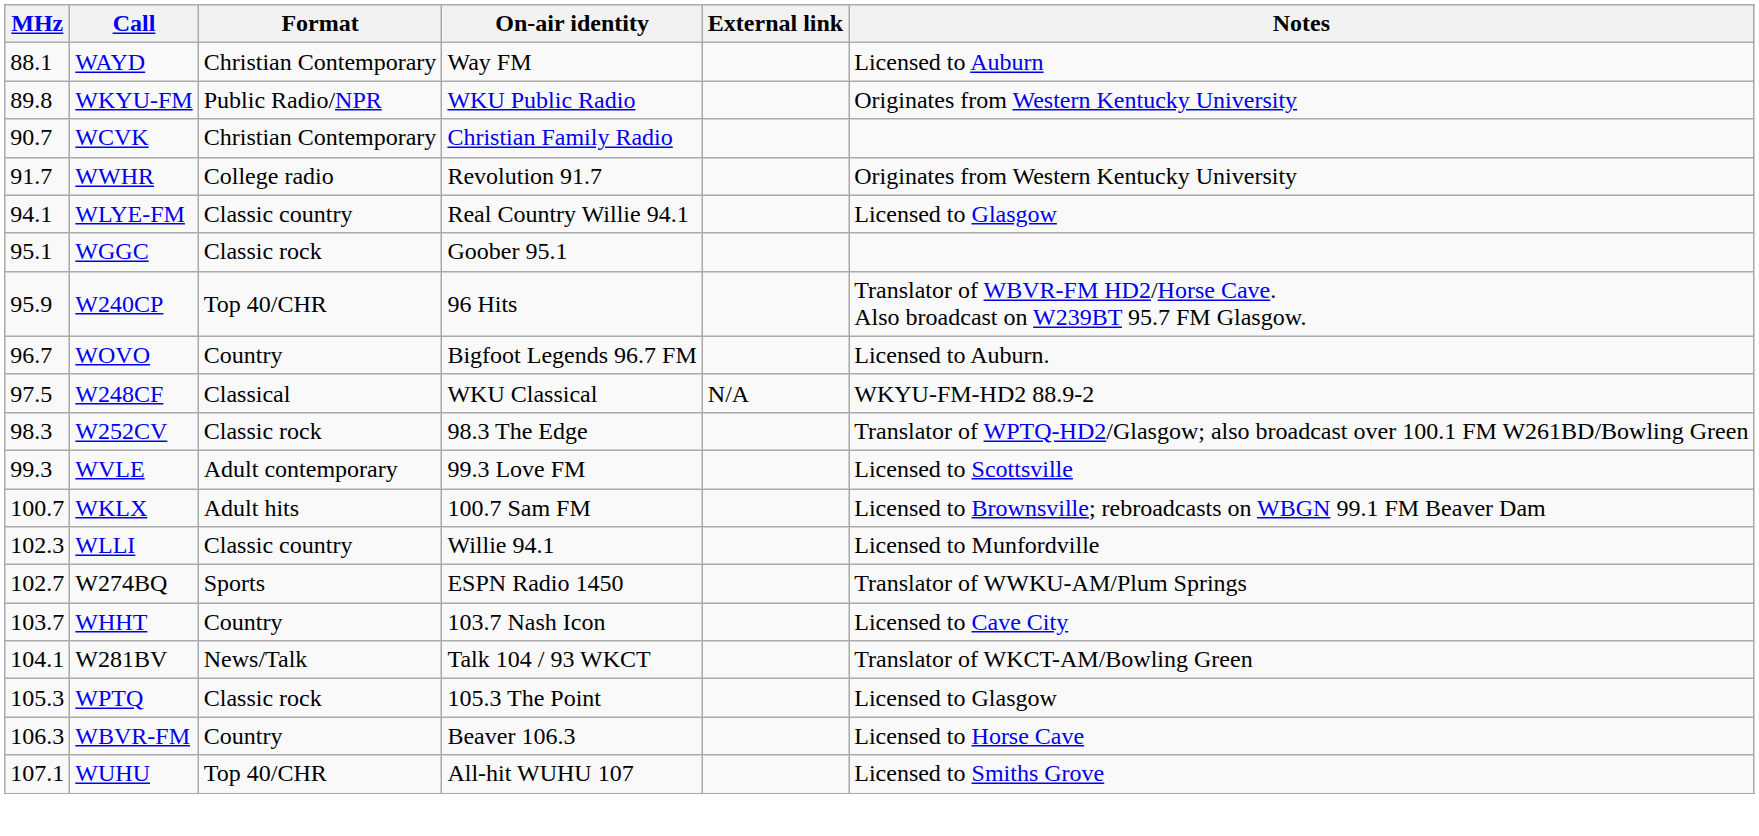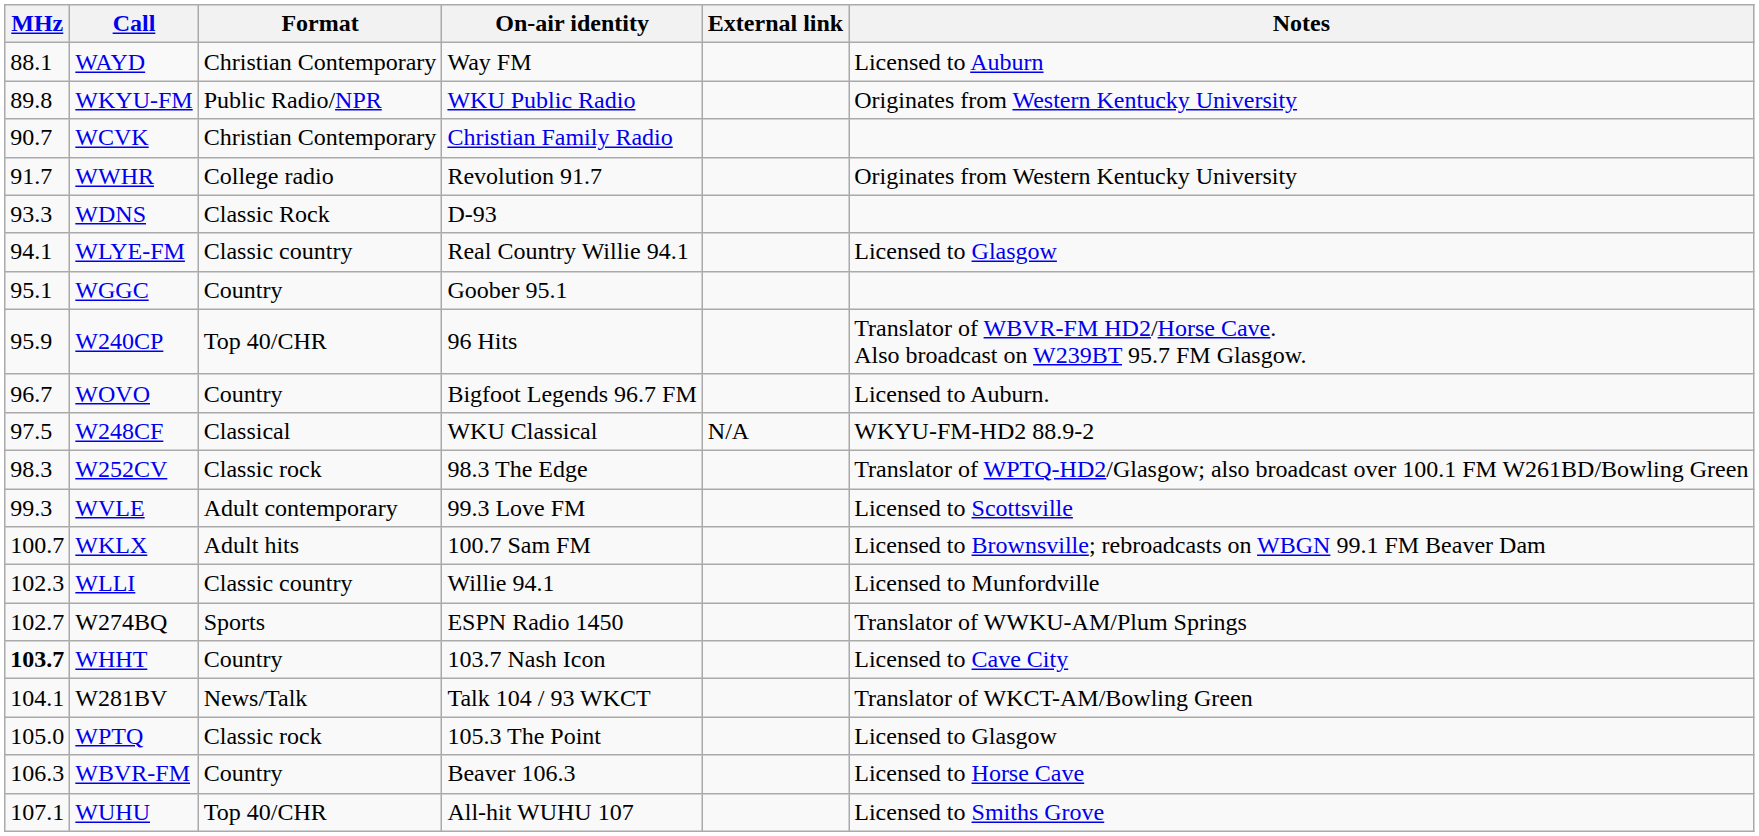+ row: (111, 213)
(263, 251) Classic rock -> (243, 289) Country
(37, 621) normal -> (37, 659) bold
(37, 697) 105.3 -> (37, 735) 105.0
